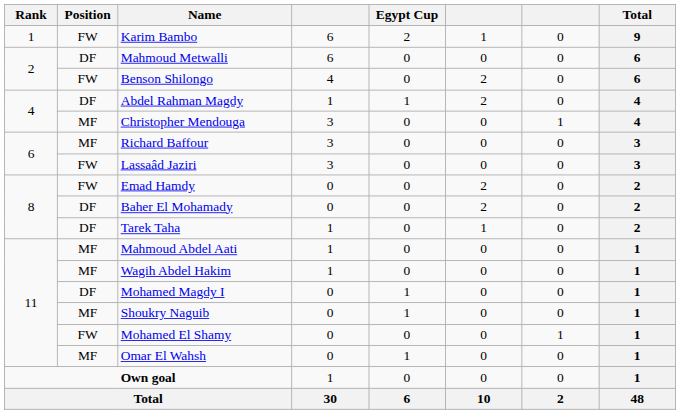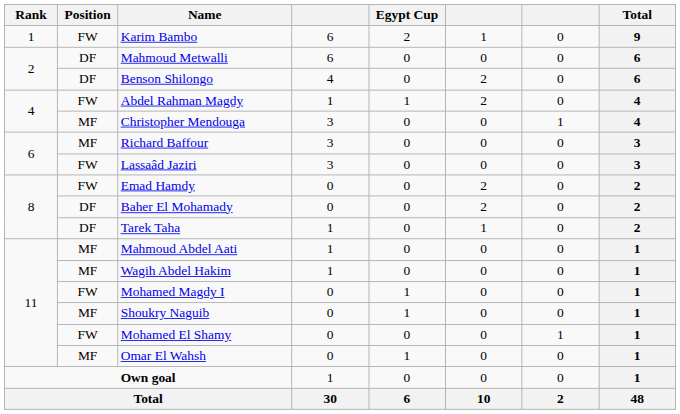(88, 79) FW -> (88, 79) DF
(88, 100) DF -> (88, 100) FW
(88, 292) DF -> (88, 292) FW
